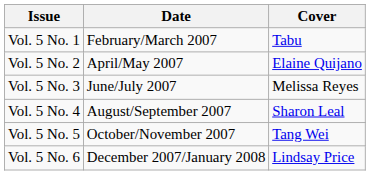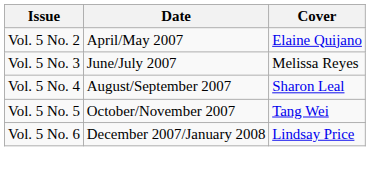- row: (44, 39)
